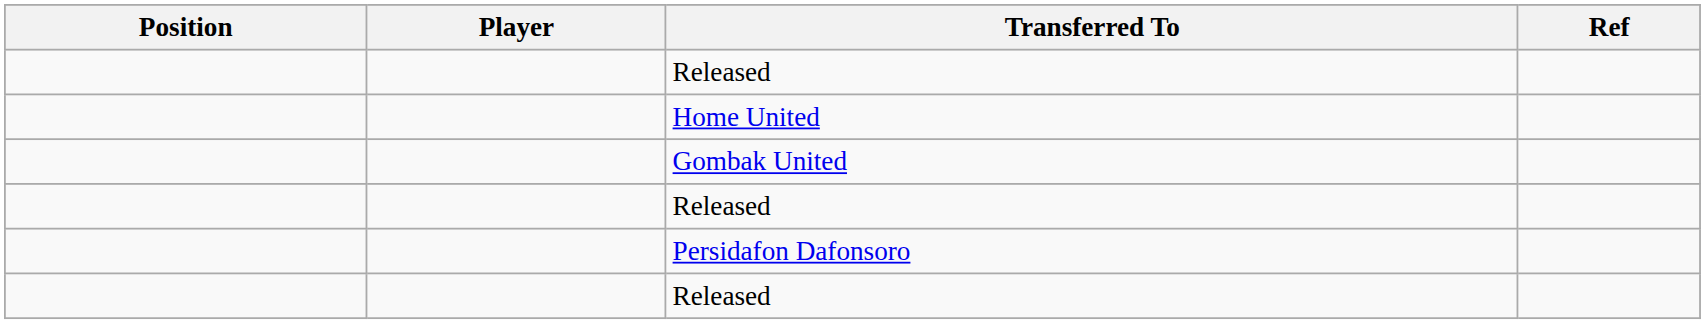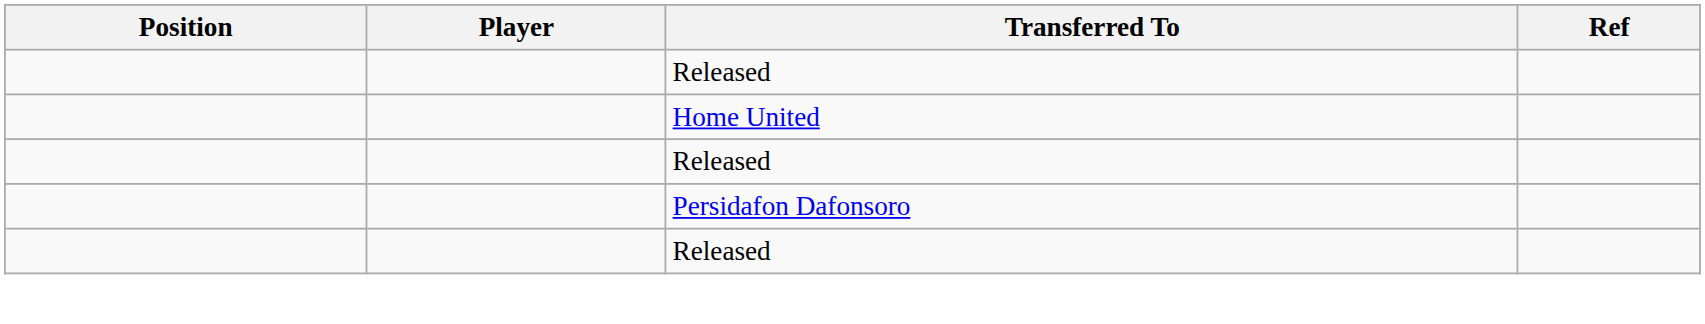- row: (186, 162)
